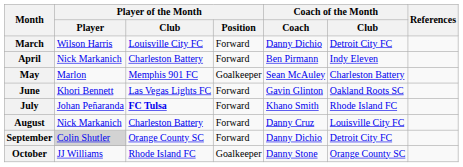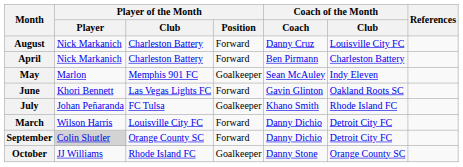rows swapped: (29, 43) <-> (29, 122)
(354, 59) Indy Eleven -> (367, 59) Charleston Battery
(367, 75) Charleston Battery -> (354, 75) Indy Eleven
(148, 106) bold -> (146, 106) normal
(233, 106) Forward -> (239, 106) Goalkeeper
